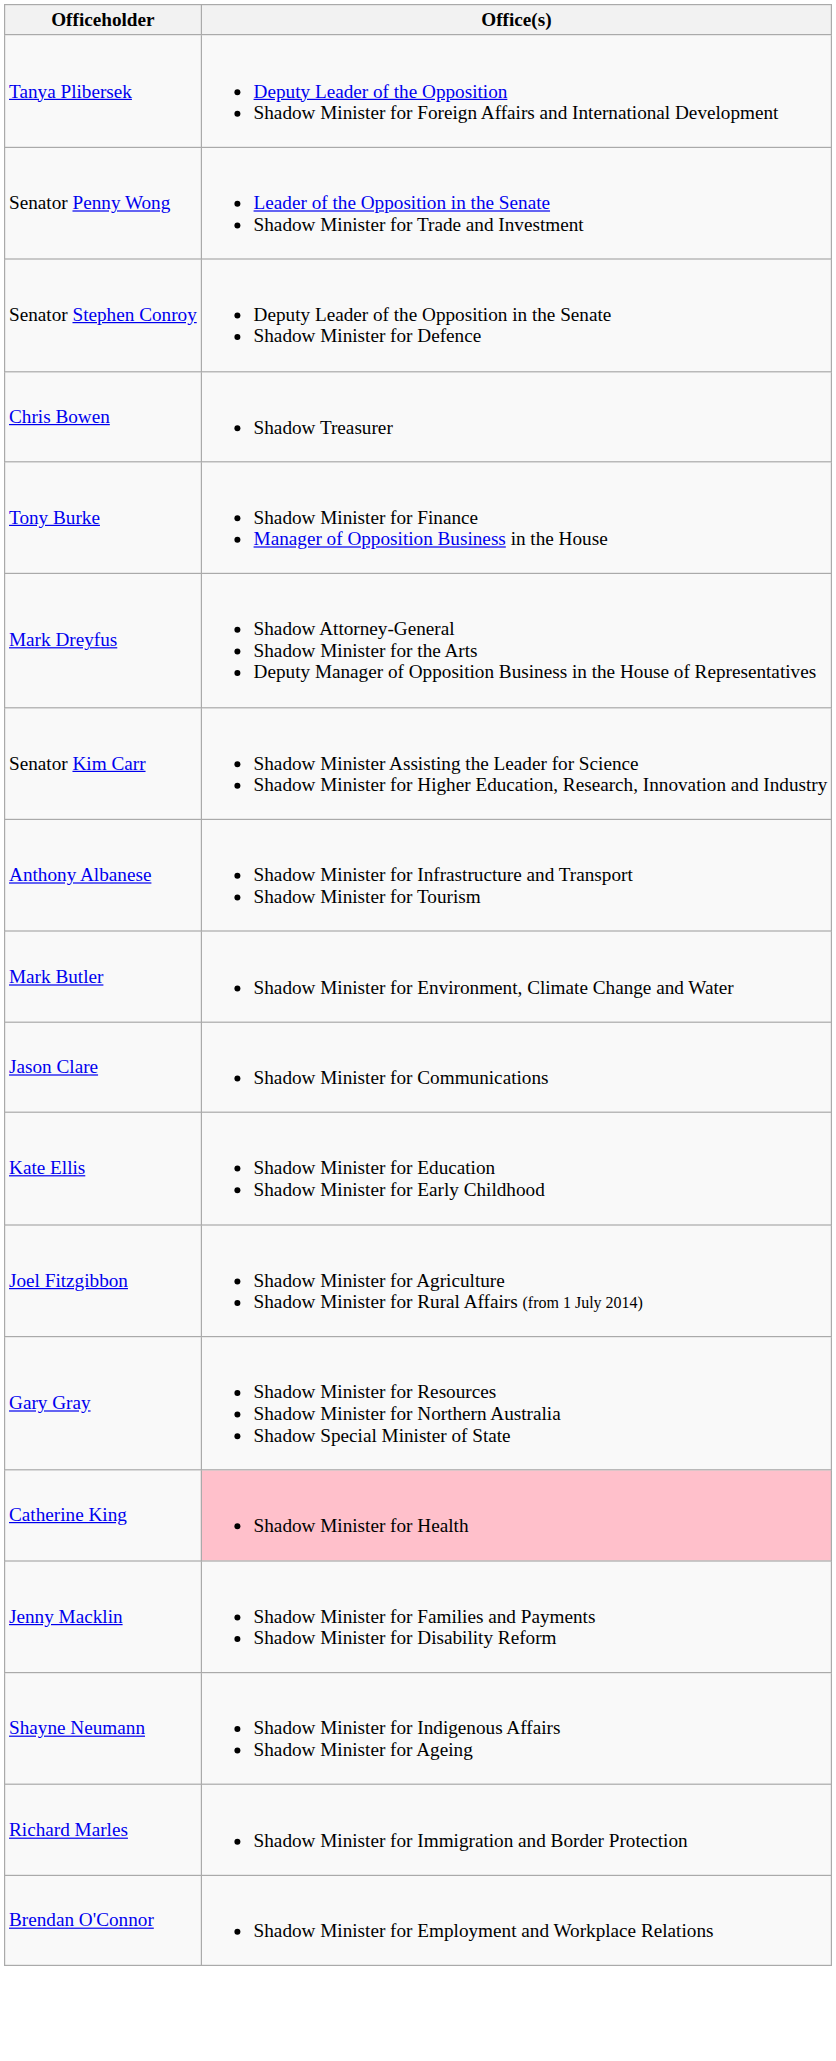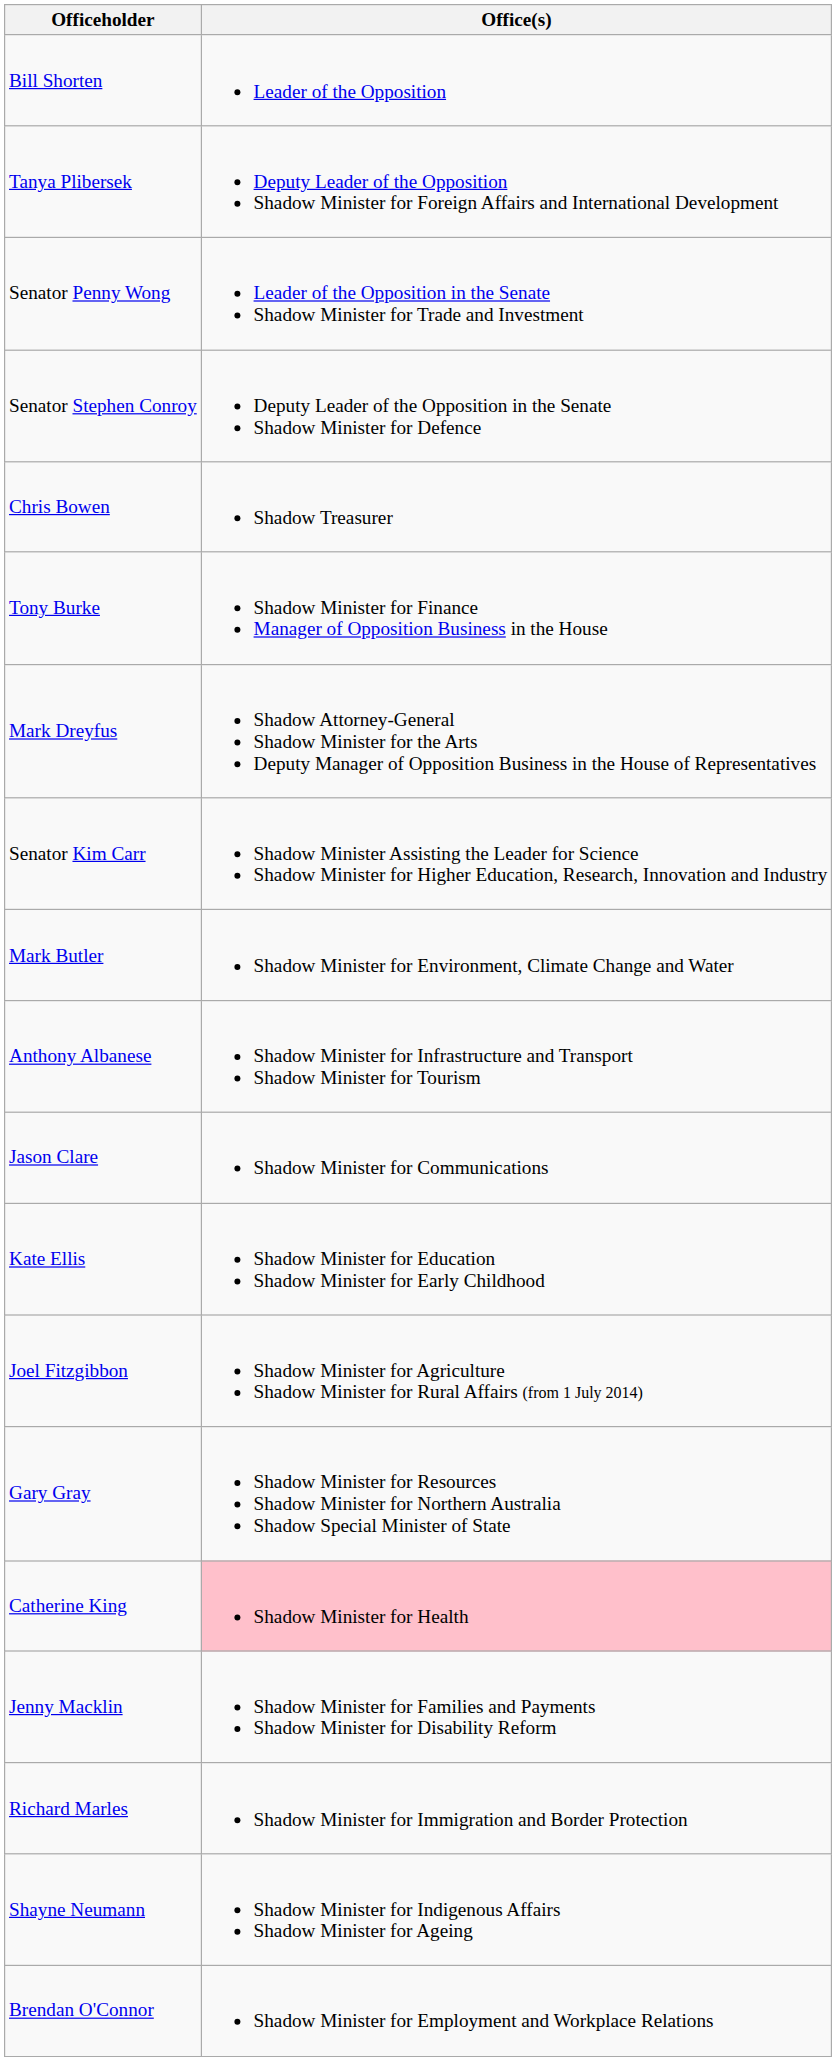+ row: (56, 80)
rows swapped: (80, 875) <-> (56, 976)
rows swapped: (68, 1829) <-> (77, 1728)
